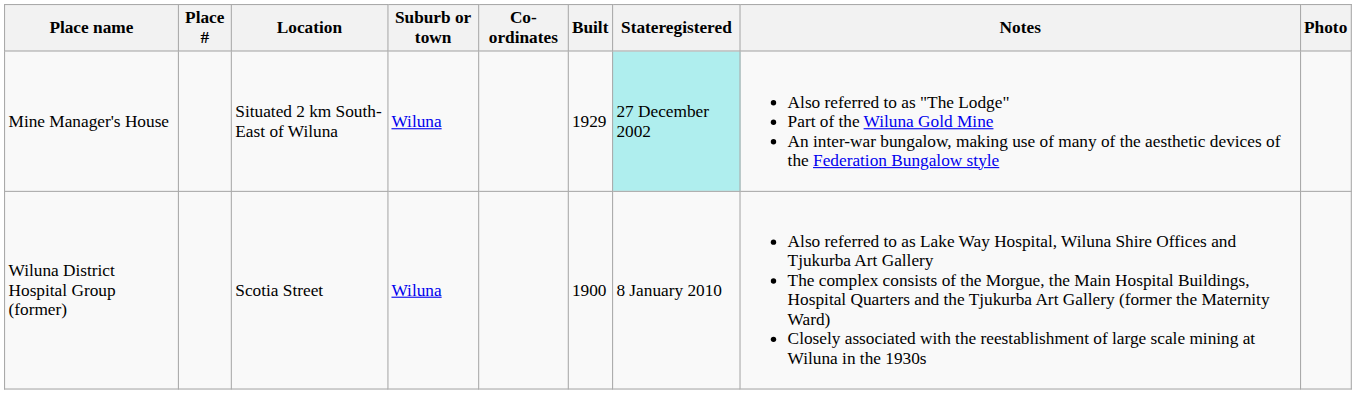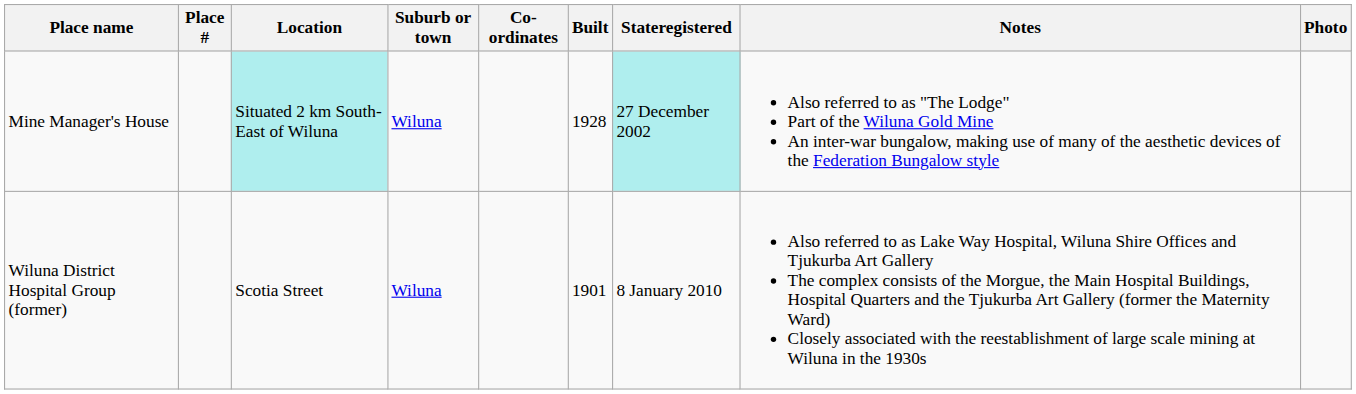(309, 121) no background -> (309, 121) paleturquoise background
(589, 121) 1929 -> (589, 121) 1928
(589, 290) 1900 -> (589, 290) 1901
